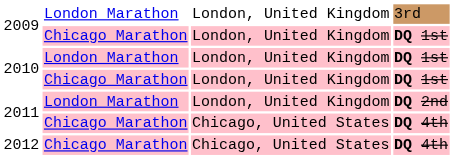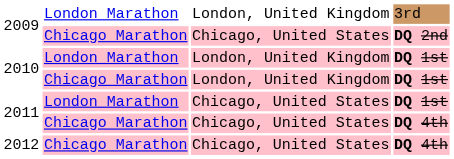(291, 36) London, United Kingdom -> (291, 36) Chicago, United States
(421, 36) DQ 1st -> (421, 36) DQ 2nd
(291, 101) London, United Kingdom -> (291, 101) Chicago, United States
(421, 101) DQ 2nd -> (421, 101) DQ 1st
